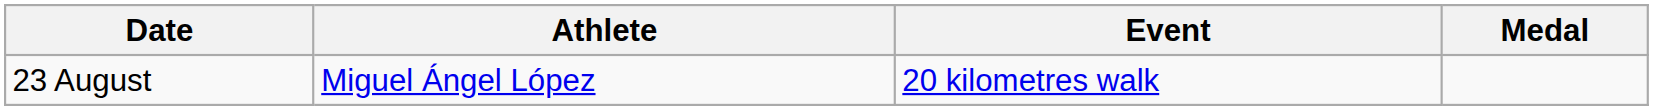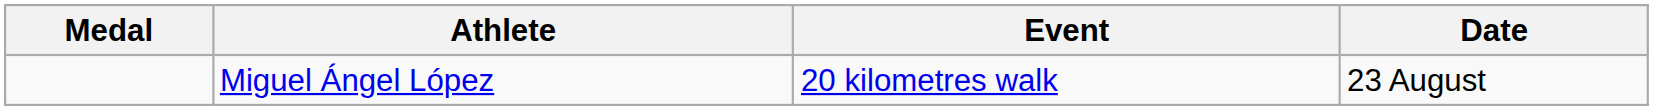columns swapped: (1545, 30) <-> (159, 30)
